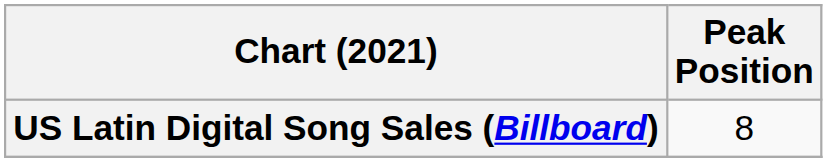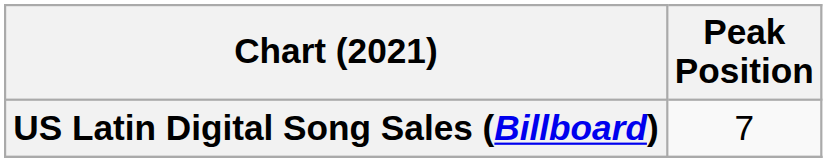(744, 127) 8 -> (744, 127) 7
